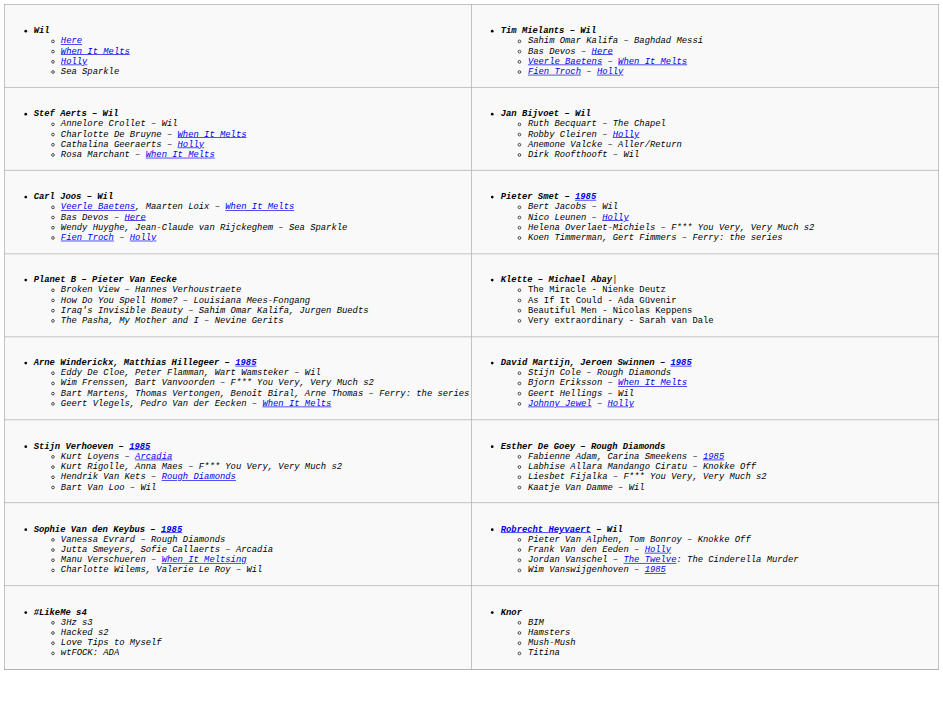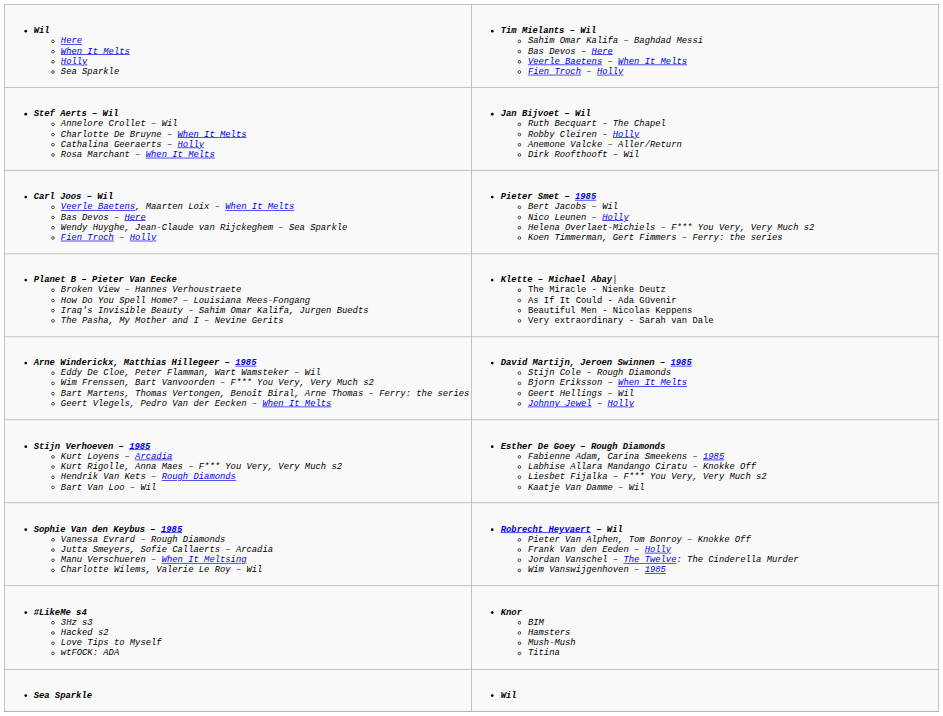+ row: (238, 695)
